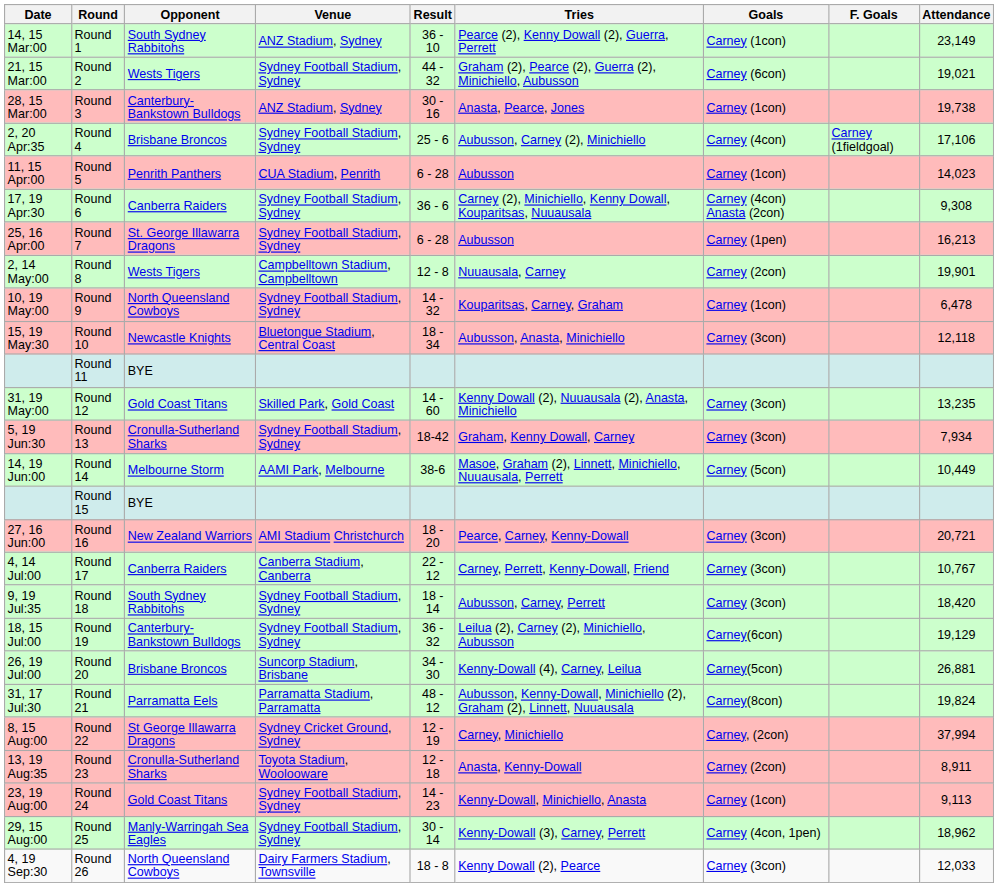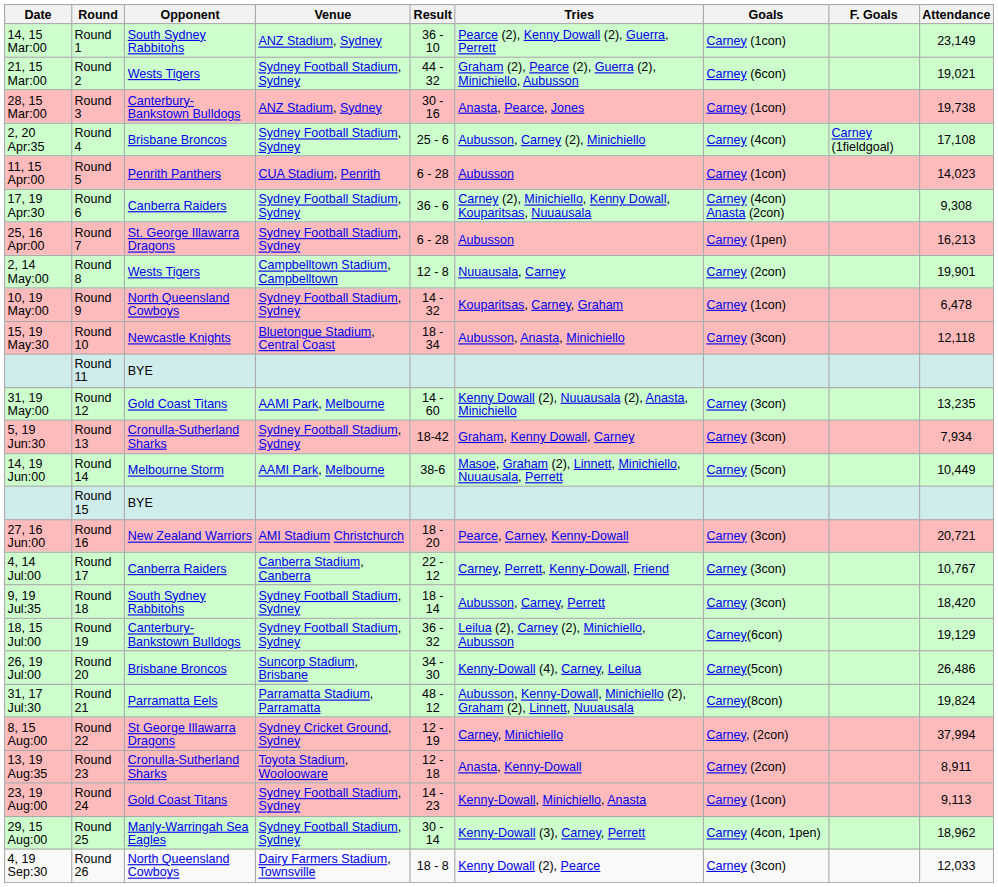(956, 140) 17,106 -> (956, 140) 17,108
(326, 404) Skilled Park, Gold Coast -> (321, 404) AAMI Park, Melbourne
(956, 668) 26,881 -> (956, 668) 26,486
